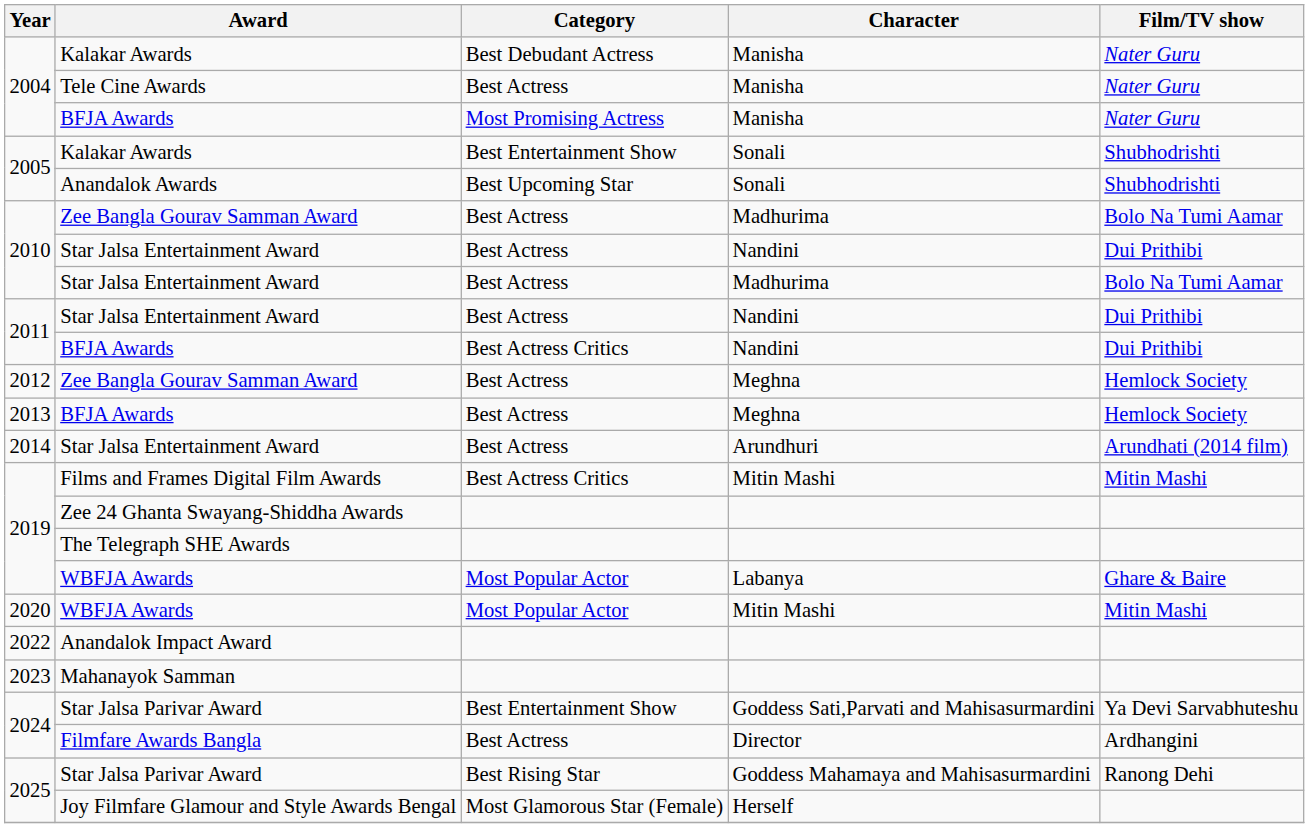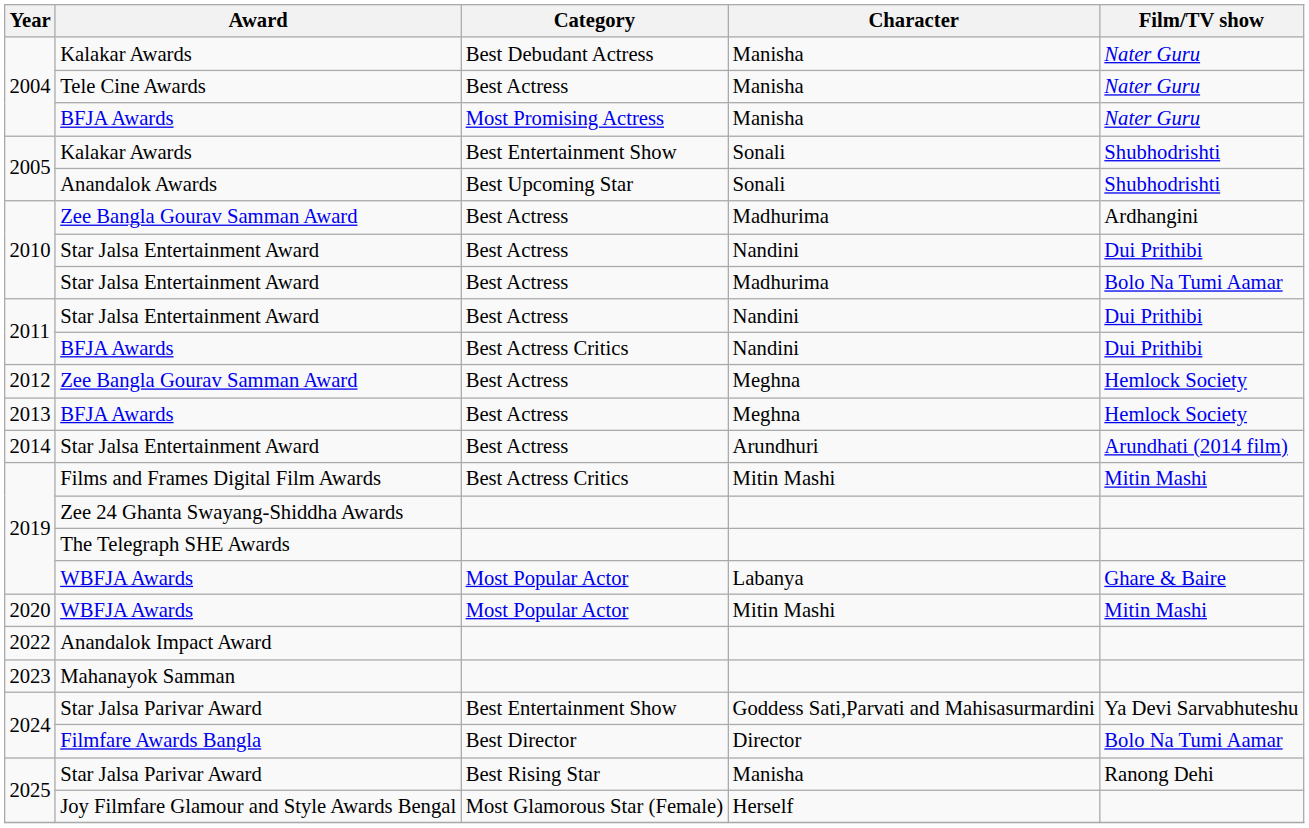(1194, 217) Bolo Na Tumi Aamar -> (1151, 217) Ardhangini
(517, 741) Best Actress -> (521, 741) Best Director
(1151, 741) Ardhangini -> (1194, 741) Bolo Na Tumi Aamar
(912, 773) Goddess Mahamaya and Mahisasurmardini -> (768, 773) Manisha
